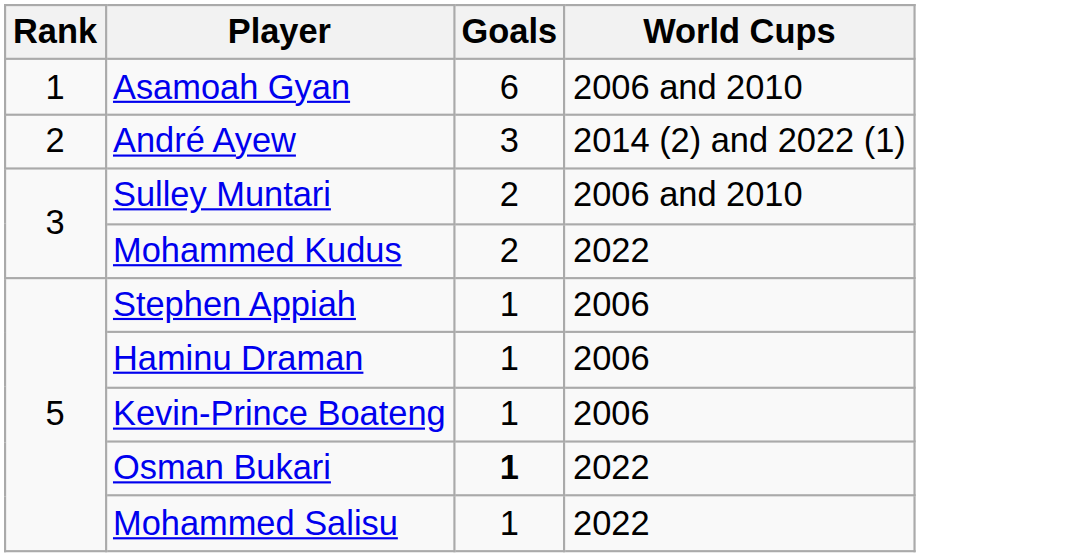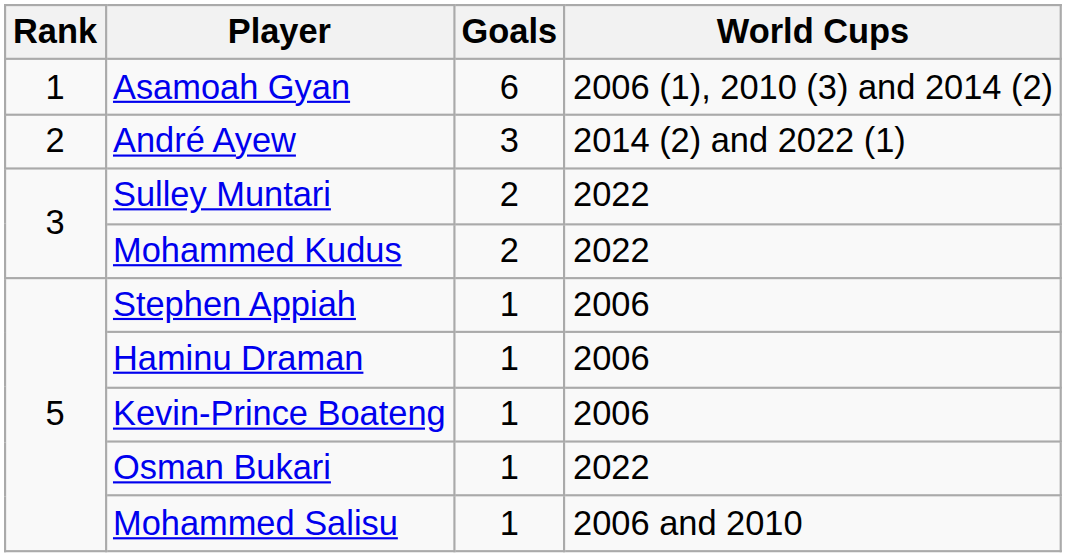(688, 86) 2006 and 2010 -> (813, 86) 2006 (1), 2010 (3) and 2014 (2)
(688, 195) 2006 and 2010 -> (611, 195) 2022
(509, 468) bold -> (509, 468) normal
(611, 522) 2022 -> (688, 522) 2006 and 2010
